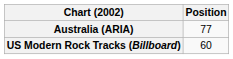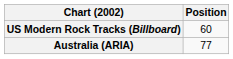rows swapped: (94, 29) <-> (94, 45)
